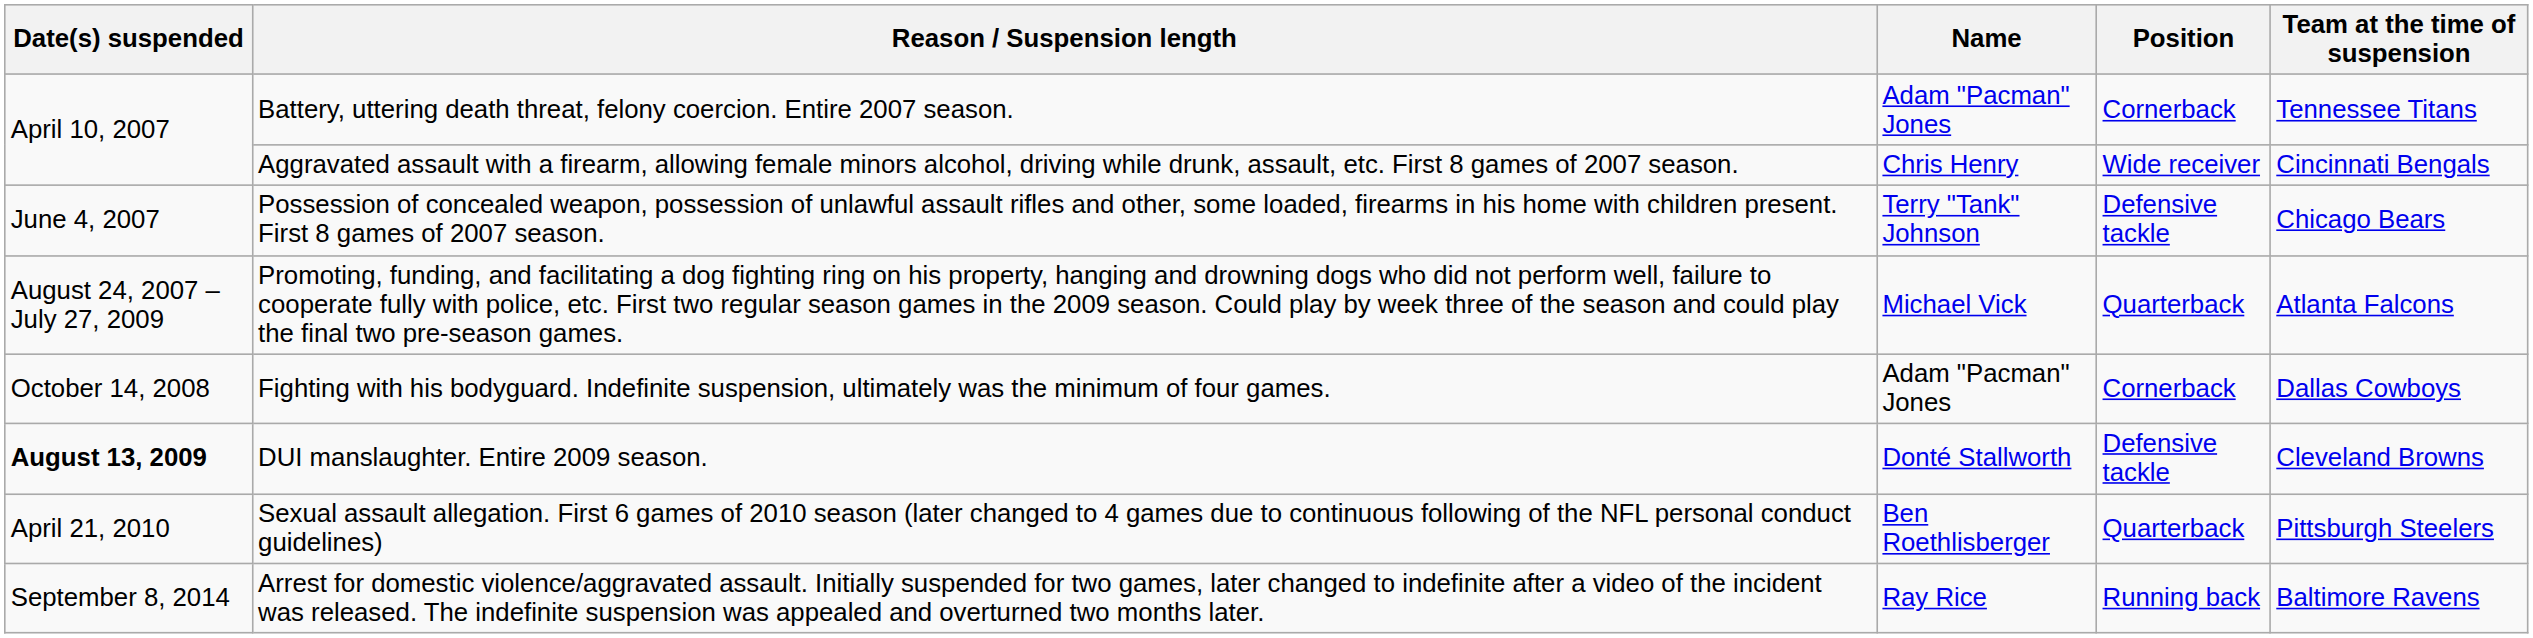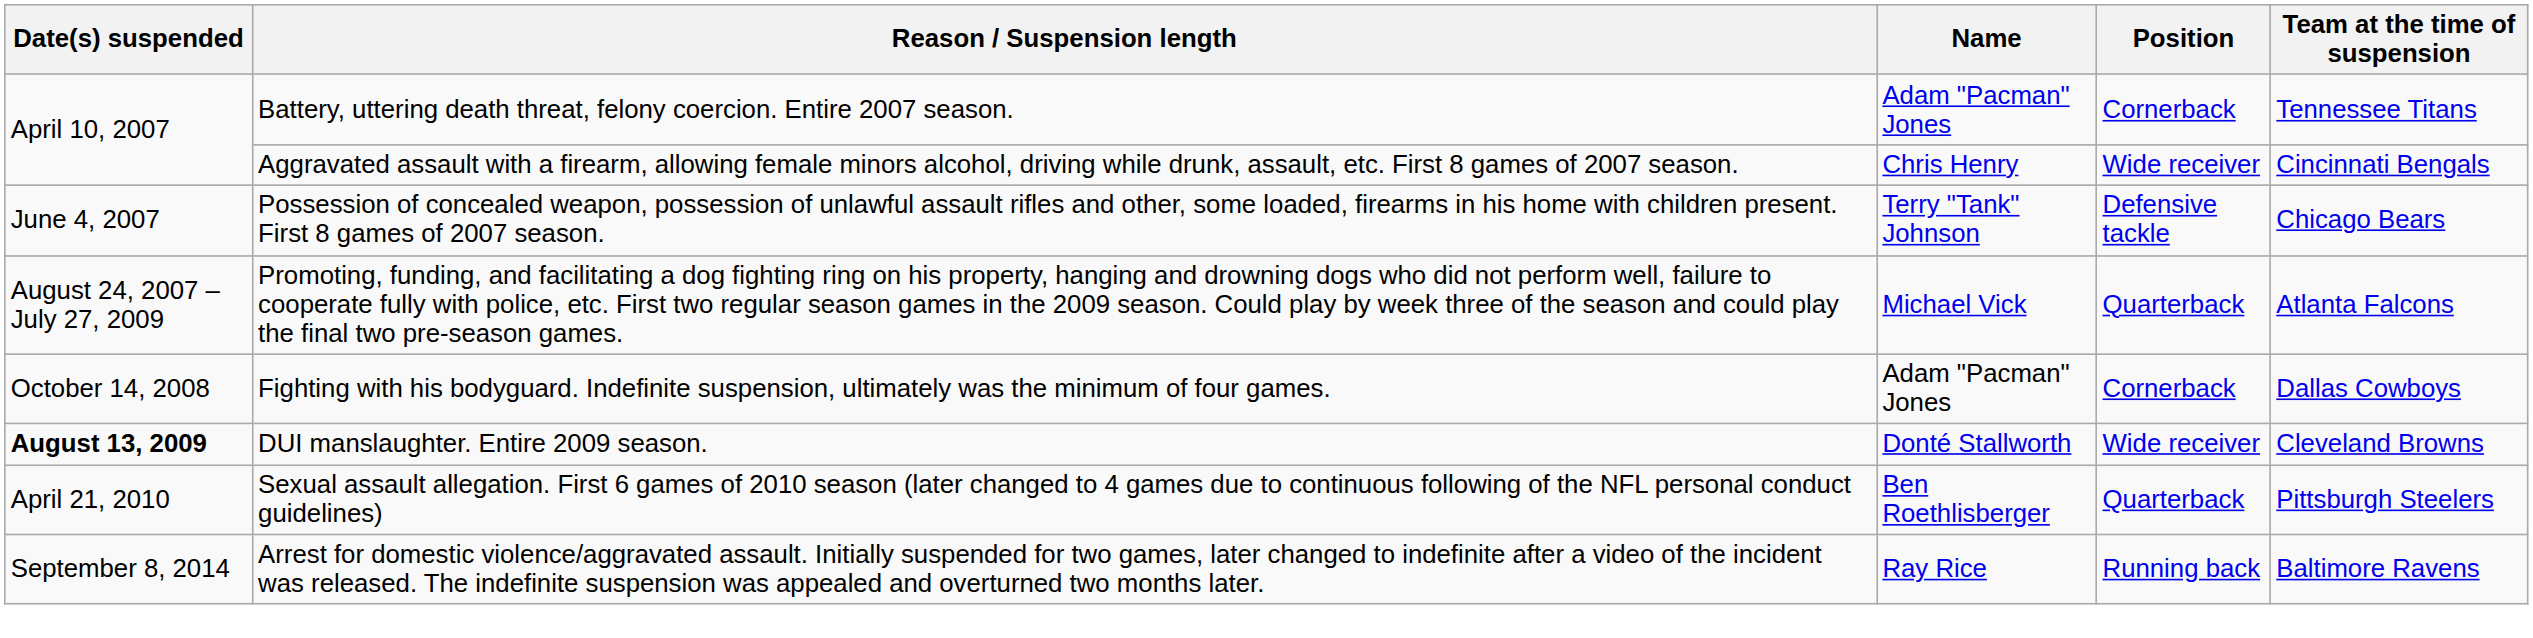(2160, 458) Defensive tackle -> (2181, 443) Wide receiver
